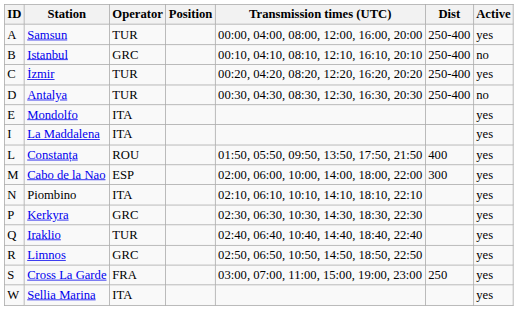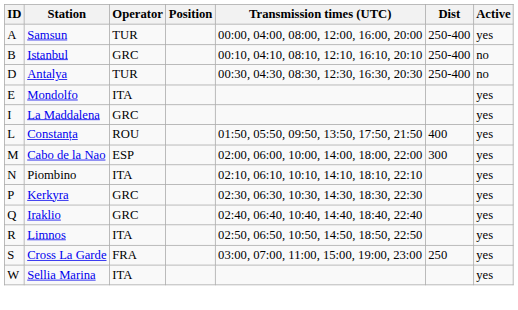- row: (41, 74)
(122, 134) ITA -> (125, 114) GRC
(125, 235) TUR -> (125, 214) GRC
(125, 255) GRC -> (122, 235) ITA
